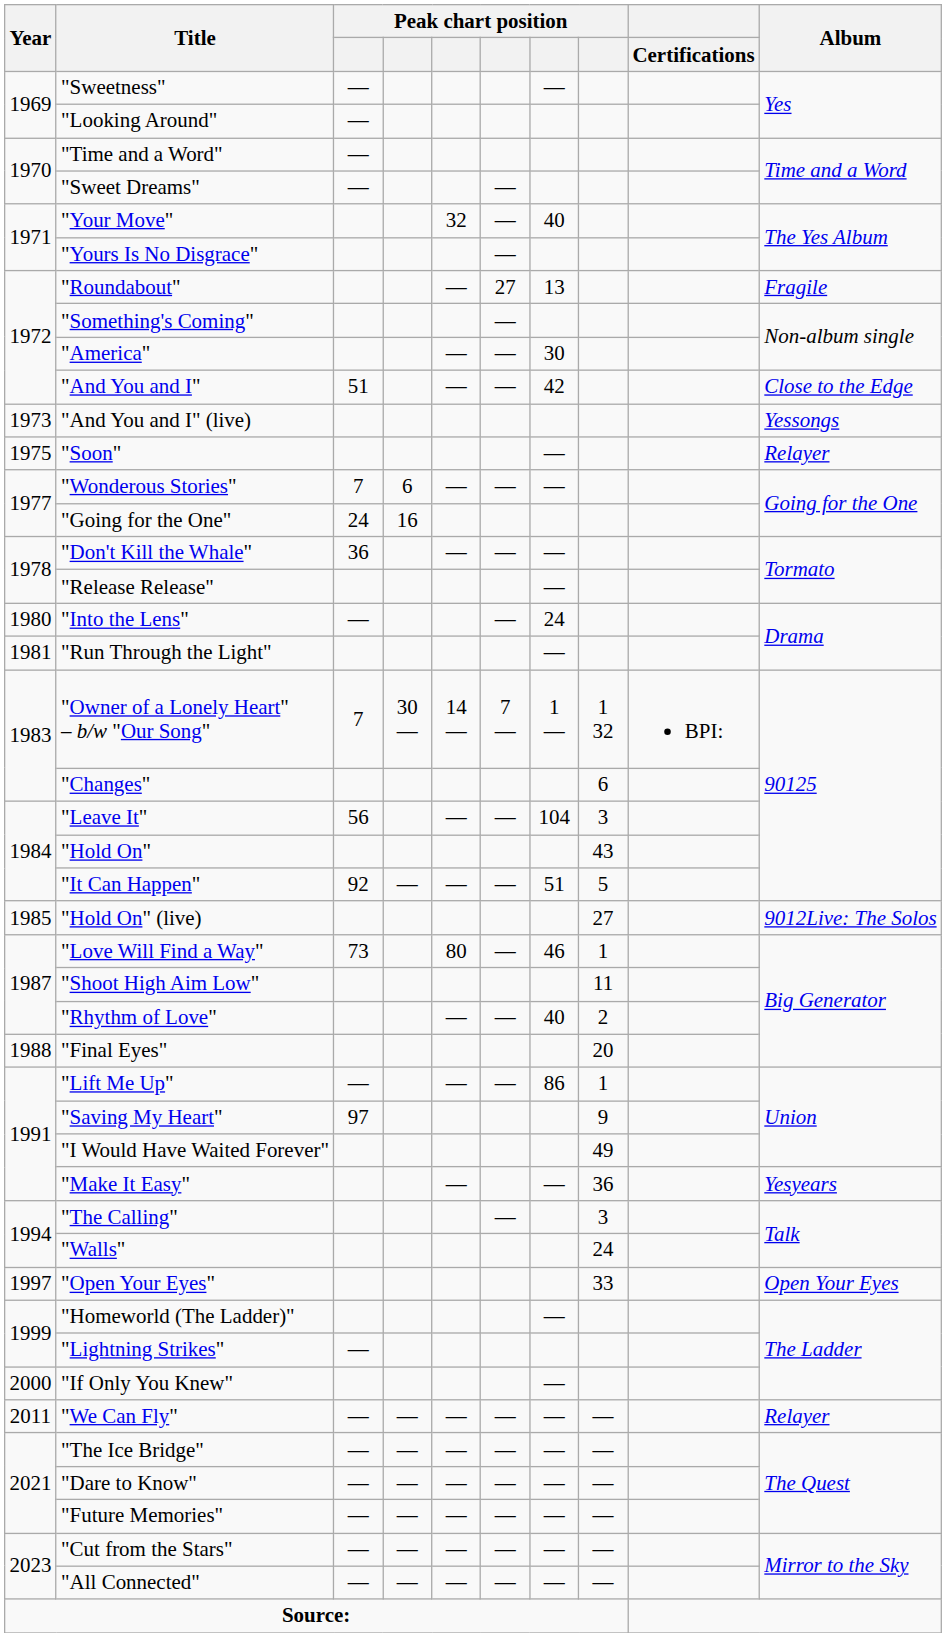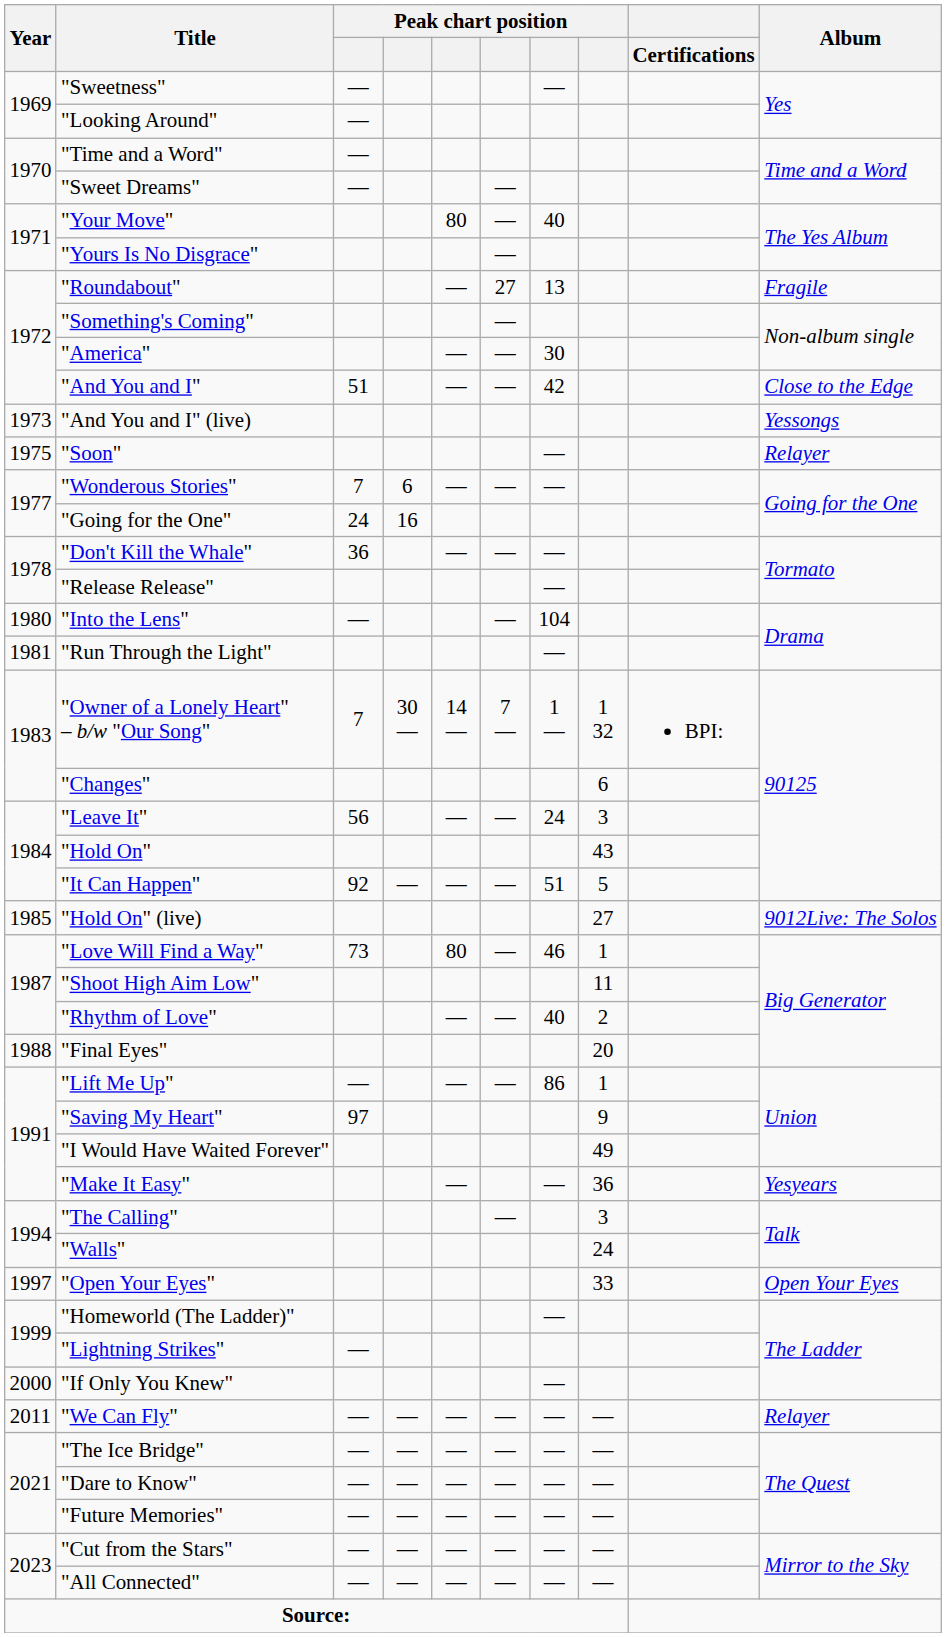(456, 220) 32 -> (456, 220) 80
(554, 619) 24 -> (554, 619) 104
(554, 817) 104 -> (554, 817) 24
